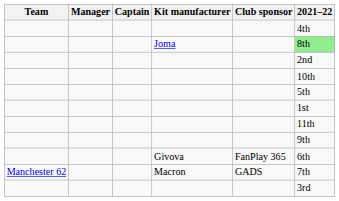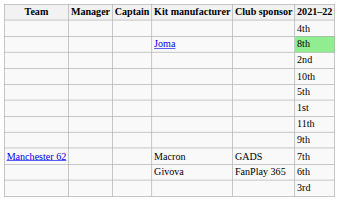rows swapped: (36, 172) <-> (36, 156)
